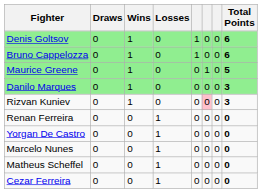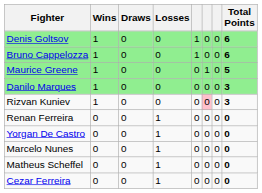columns swapped: (139, 17) <-> (108, 17)
